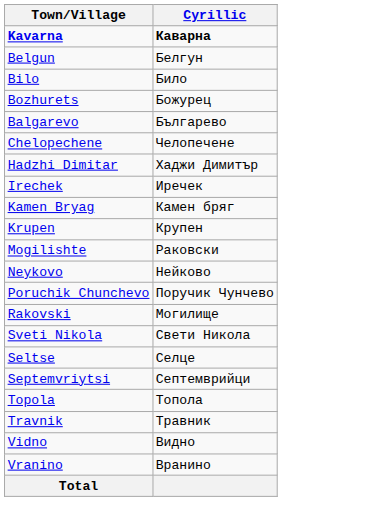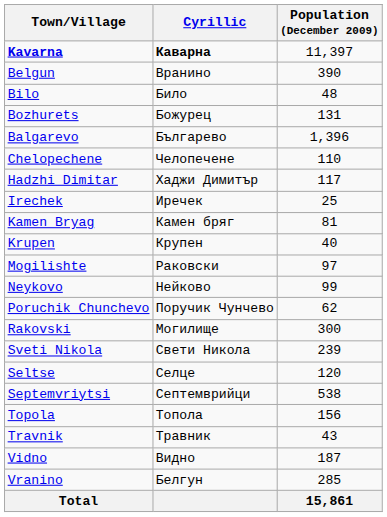+ column: (329, 22)
(179, 58) Белгун -> (183, 73) Вранино
(183, 465) Вранино -> (179, 480) Белгун
